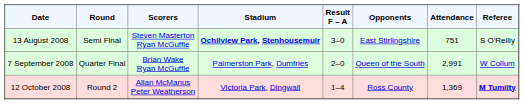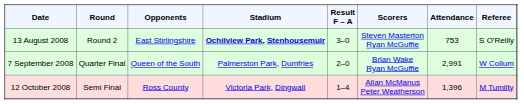columns swapped: (390, 17) <-> (163, 17)
(102, 40) Semi Final -> (102, 40) Round 2
(452, 40) 751 -> (452, 40) 753
(102, 87) Round 2 -> (102, 87) Semi Final
(452, 87) 1,369 -> (452, 87) 1,396
(497, 87) bold -> (497, 87) normal
